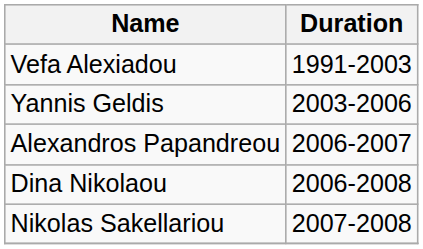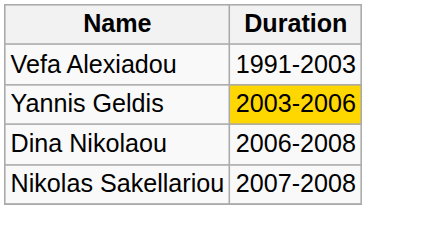(352, 104) no background -> (296, 104) gold background
- row: (145, 143)
